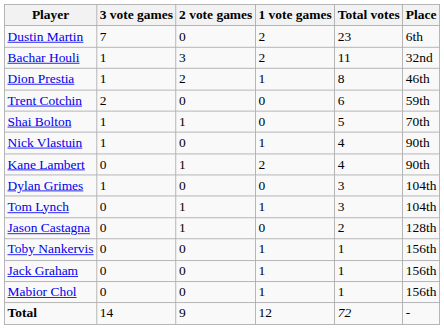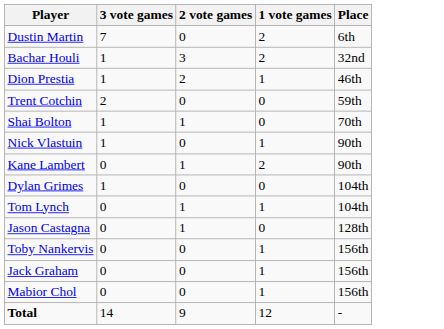- column: (369, 15)
